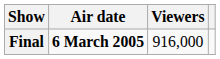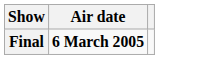- column: (178, 16)
